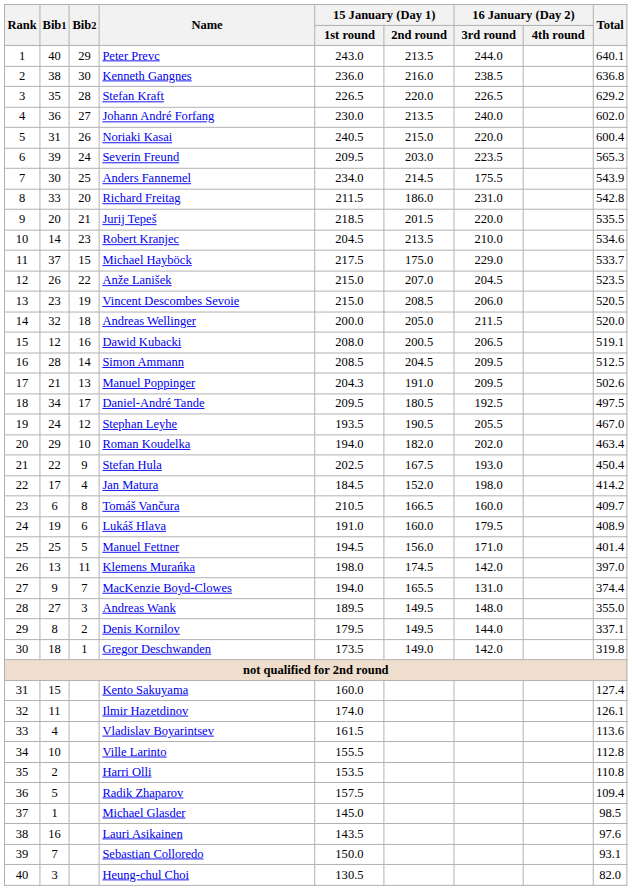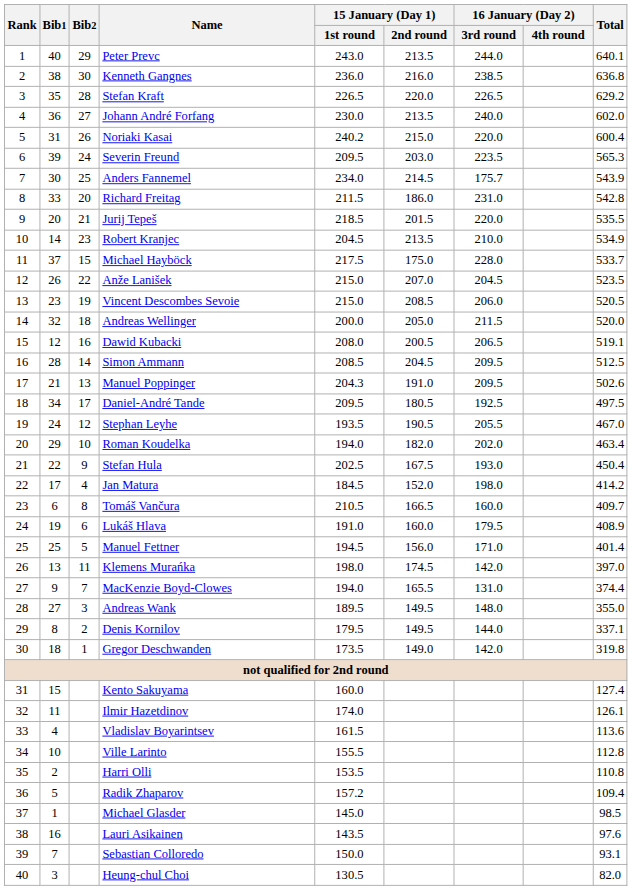(349, 137) 240.5 -> (349, 137) 240.2
(489, 178) 175.5 -> (489, 178) 175.7
(610, 239) 534.6 -> (610, 239) 534.9
(489, 260) 229.0 -> (489, 260) 228.0
(349, 792) 157.5 -> (349, 792) 157.2
